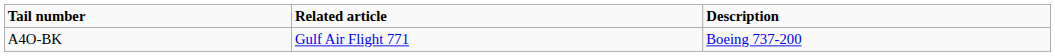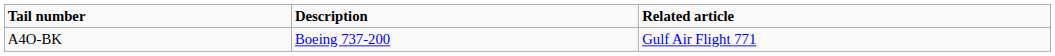columns swapped: (743, 16) <-> (341, 16)
